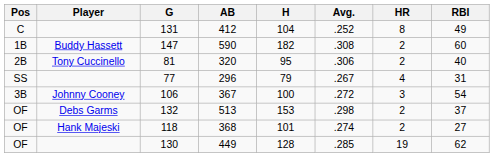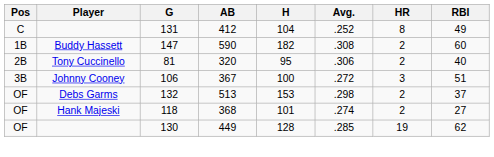- row: (169, 78)
(460, 95) 54 -> (460, 78) 51
